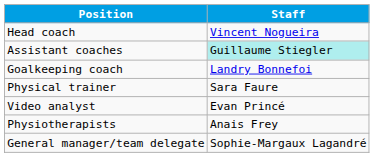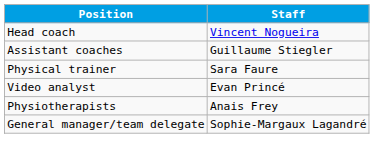(271, 51) paleturquoise background -> (271, 51) no background
- row: (65, 69)
